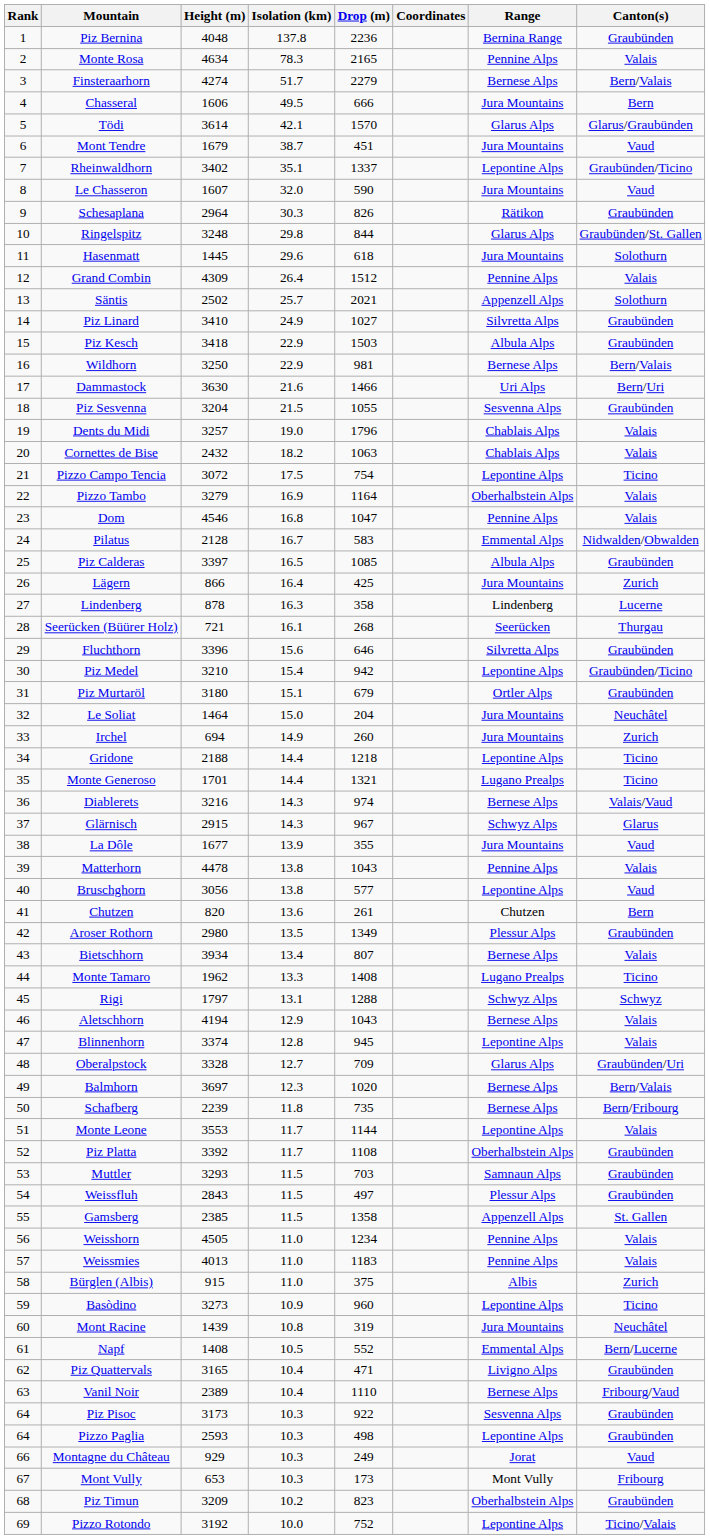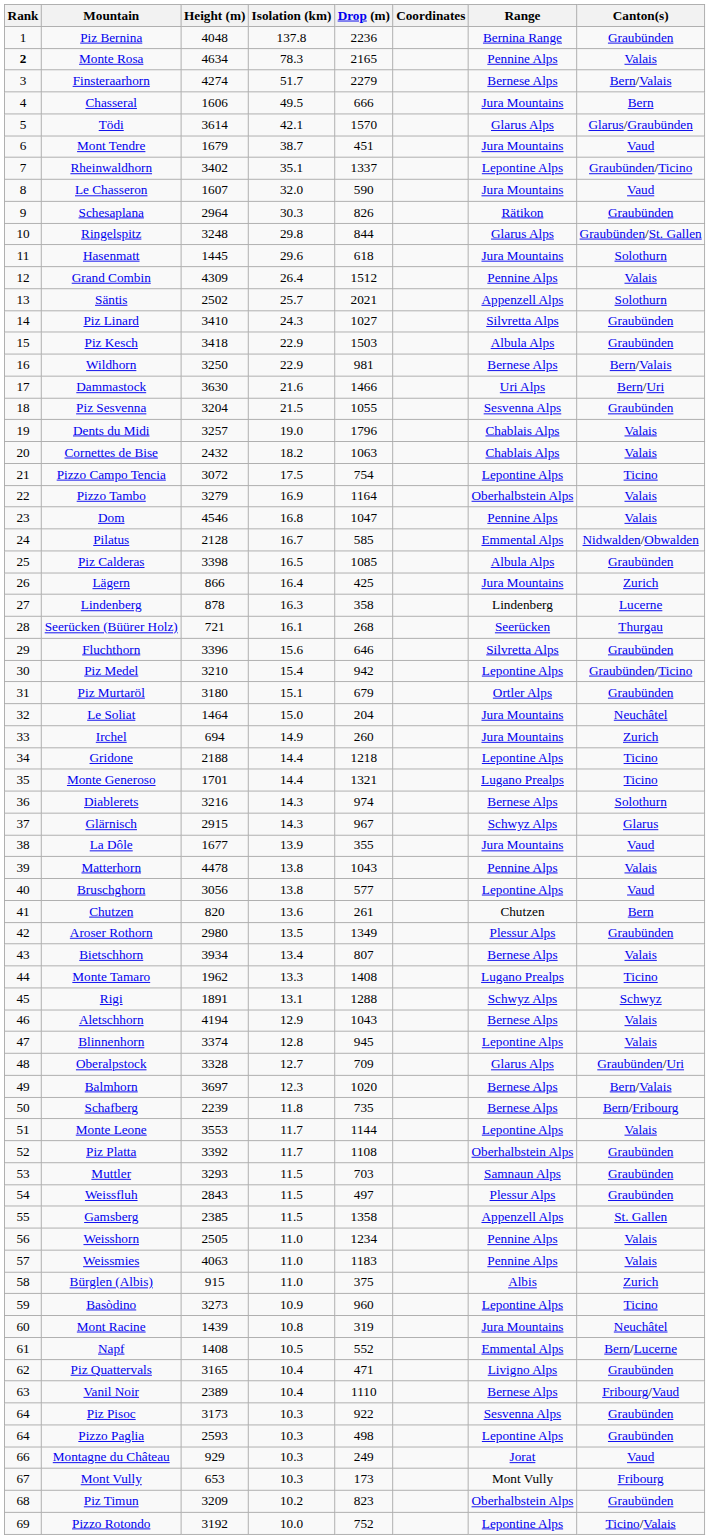(23, 59) normal -> (23, 59) bold
(292, 321) 24.9 -> (292, 321) 24.3
(364, 540) 583 -> (364, 540) 585
(215, 562) 3397 -> (215, 562) 3398
(641, 802) Valais/Vaud -> (641, 802) Solothurn
(215, 999) 1797 -> (215, 999) 1891
(215, 1239) 4505 -> (215, 1239) 2505
(215, 1261) 4013 -> (215, 1261) 4063
